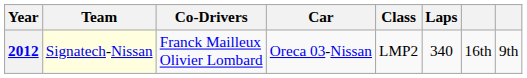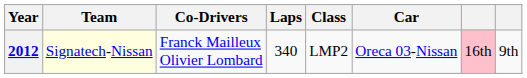columns swapped: (321, 17) <-> (441, 17)
(478, 51) no background -> (478, 51) pink background
